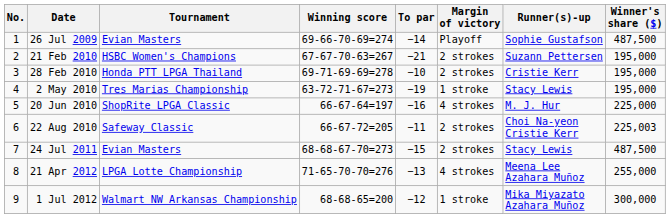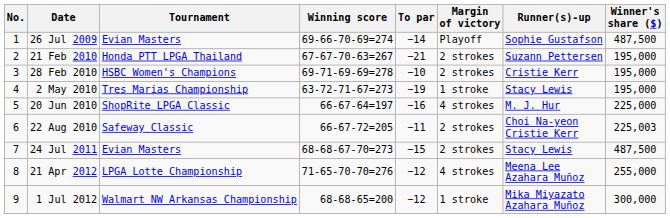(169, 57) HSBC Women's Champions -> (172, 57) Honda PTT LPGA Thailand
(172, 73) Honda PTT LPGA Thailand -> (169, 73) HSBC Women's Champions
(416, 172) −13 -> (416, 172) −12
